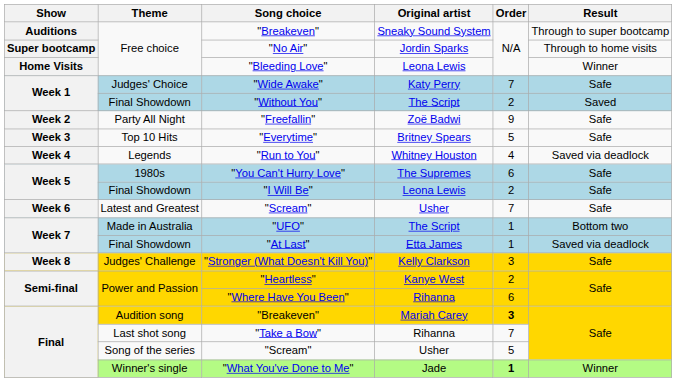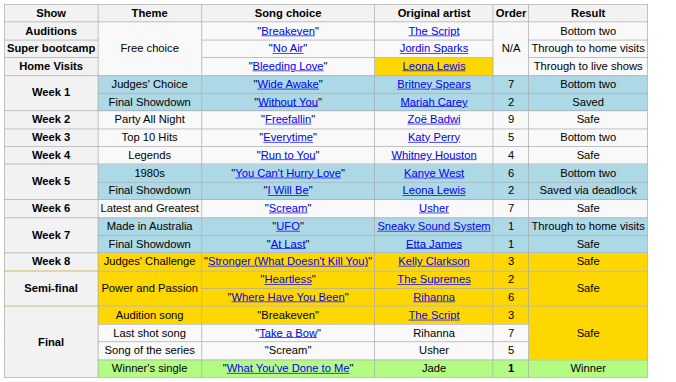(434, 31) Sneaky Sound System -> (434, 31) The Script
(600, 31) Through to super bootcamp -> (588, 31) Bottom two
(434, 66) no background -> (434, 66) gold background
(600, 66) Winner -> (588, 66) Through to live shows
(434, 84) Katy Perry -> (434, 84) Britney Spears
(600, 84) Safe -> (588, 84) Bottom two
(434, 102) The Script -> (434, 102) Mariah Carey
(434, 137) Britney Spears -> (434, 137) Katy Perry
(600, 137) Safe -> (588, 137) Bottom two
(600, 155) Saved via deadlock -> (588, 155) Safe
(434, 173) The Supremes -> (434, 173) Kanye West
(600, 173) Safe -> (588, 173) Bottom two
(600, 191) Safe -> (588, 191) Saved via deadlock
(434, 226) The Script -> (434, 226) Sneaky Sound System
(600, 226) Bottom two -> (588, 226) Through to home visits
(600, 244) Saved via deadlock -> (588, 244) Safe
(434, 279) Kanye West -> (434, 279) The Supremes
(434, 315) Mariah Carey -> (434, 315) The Script
(511, 315) bold -> (511, 315) normal
